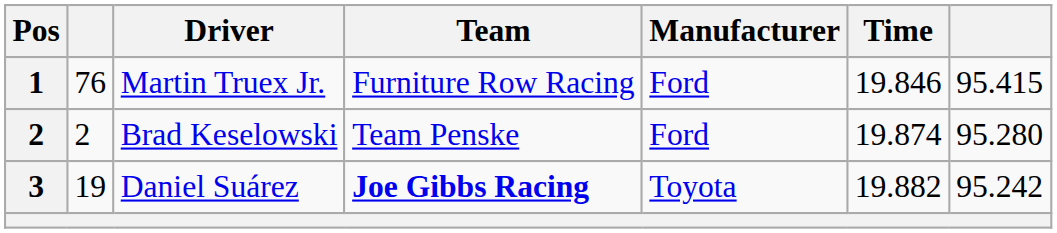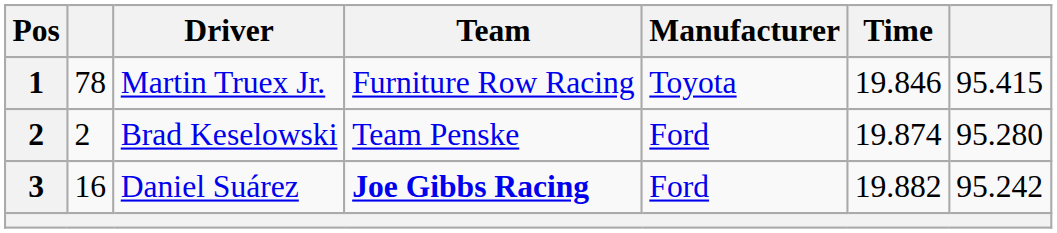(90, 82) 76 -> (90, 82) 78
(679, 82) Ford -> (693, 82) Toyota
(90, 187) 19 -> (90, 187) 16
(693, 187) Toyota -> (679, 187) Ford
